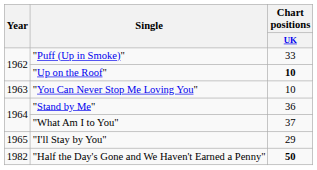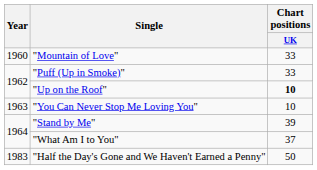+ row: (75, 56)
(290, 106) 36 -> (290, 123) 39
- row: (70, 139)
(17, 156) 1982 -> (17, 156) 1983
(290, 156) bold -> (290, 156) normal
